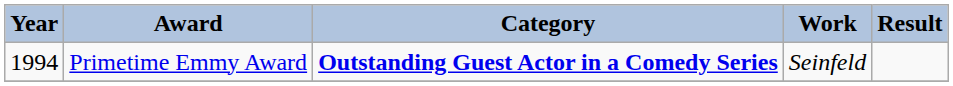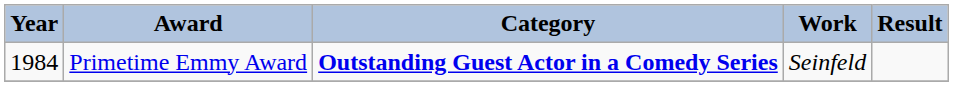(34, 61) 1994 -> (34, 61) 1984
